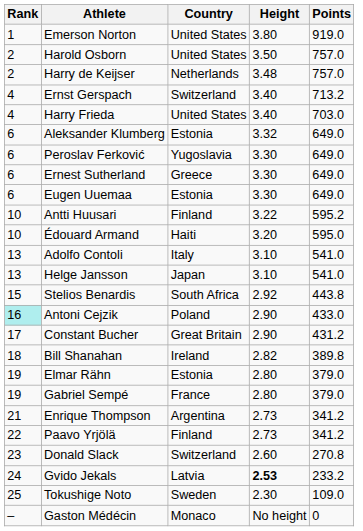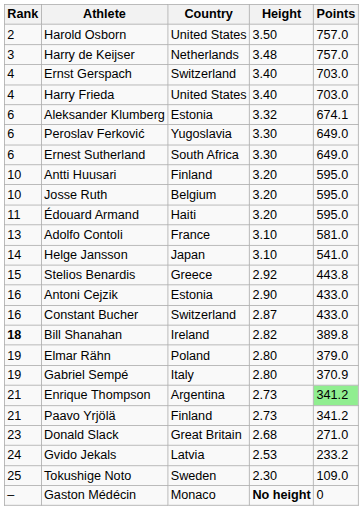- row: (90, 34)
(11, 74) 2 -> (11, 54) 3
(328, 94) 713.2 -> (332, 74) 703.0
(328, 134) 649.0 -> (332, 114) 674.1
(191, 174) Greece -> (205, 154) South Africa
- row: (88, 194)
(265, 214) 3.22 -> (265, 174) 3.20
(328, 214) 595.2 -> (332, 174) 595.0
+ row: (76, 194)
(14, 235) 10 -> (14, 214) 11
(182, 255) Italy -> (190, 235) France
(328, 255) 541.0 -> (332, 235) 581.0
(14, 275) 13 -> (14, 255) 14
(205, 295) South Africa -> (191, 275) Greece
(14, 315) paleturquoise background -> (14, 295) no background
(190, 315) Poland -> (192, 295) Estonia
(14, 335) 17 -> (14, 315) 16
(206, 335) Great Britain -> (203, 315) Switzerland
(265, 335) 2.90 -> (265, 315) 2.87
(328, 335) 431.2 -> (332, 315) 433.0
(14, 355) normal -> (14, 335) bold
(192, 375) Estonia -> (190, 355) Poland
(190, 395) France -> (182, 375) Italy
(328, 395) 379.0 -> (332, 375) 370.9
(328, 415) no background -> (332, 395) lightgreen background
(14, 435) 22 -> (14, 415) 21
(203, 455) Switzerland -> (206, 435) Great Britain
(265, 455) 2.60 -> (265, 435) 2.68
(328, 455) 270.8 -> (332, 435) 271.0
(265, 475) bold -> (265, 455) normal
(279, 515) normal -> (282, 495) bold
